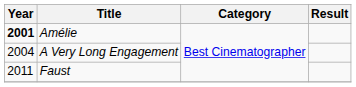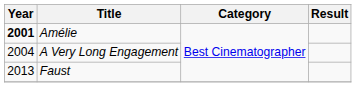(20, 71) 2011 -> (21, 71) 2013
